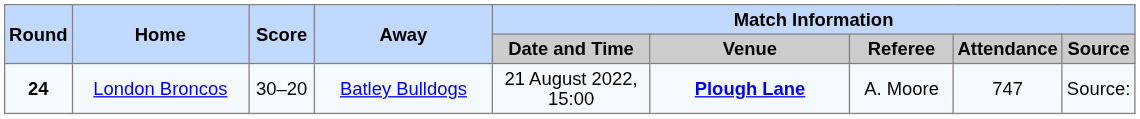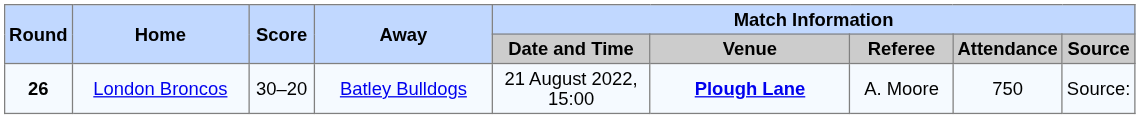(38, 88) 24 -> (38, 88) 26
(1008, 88) 747 -> (1008, 88) 750
